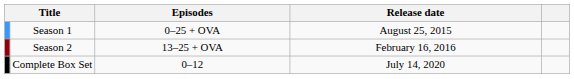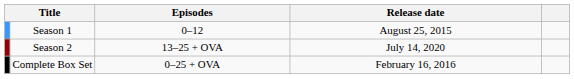(192, 30) 0–25 + OVA -> (192, 30) 0–12
(416, 47) February 16, 2016 -> (416, 47) July 14, 2020
(192, 64) 0–12 -> (192, 64) 0–25 + OVA
(416, 64) July 14, 2020 -> (416, 64) February 16, 2016
